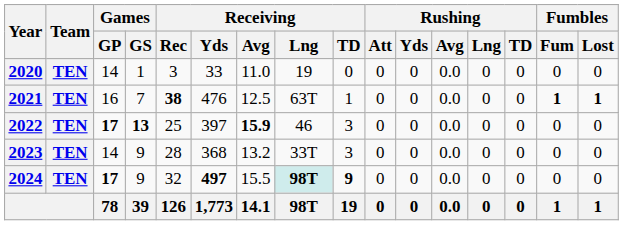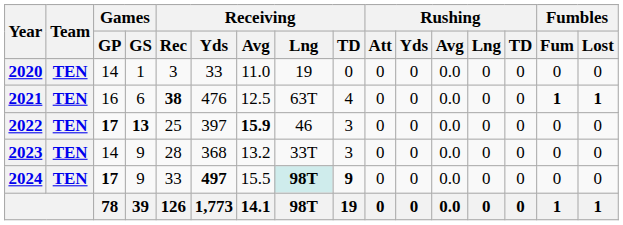(141, 98) 7 -> (141, 98) 6
(349, 98) 1 -> (349, 98) 4
(173, 179) 32 -> (173, 179) 33
